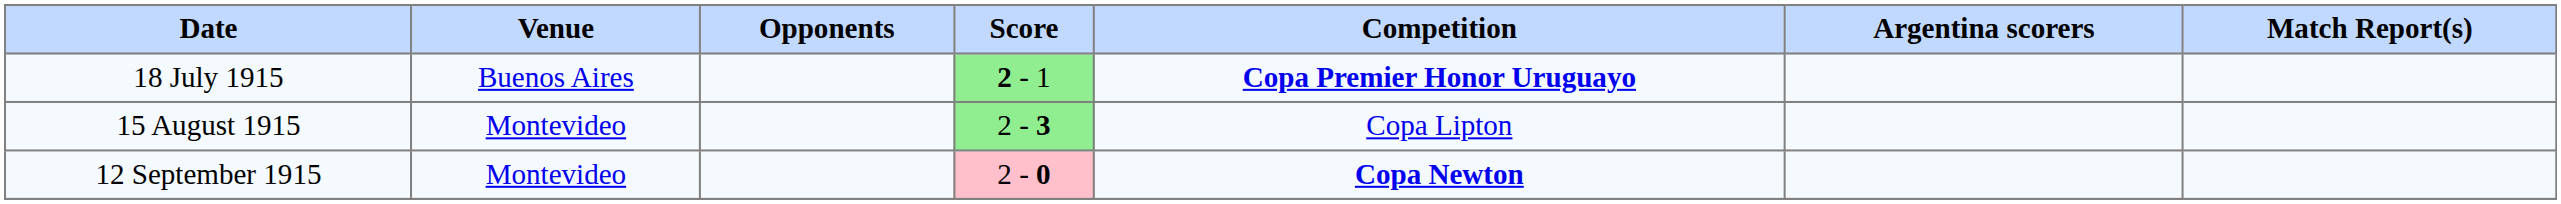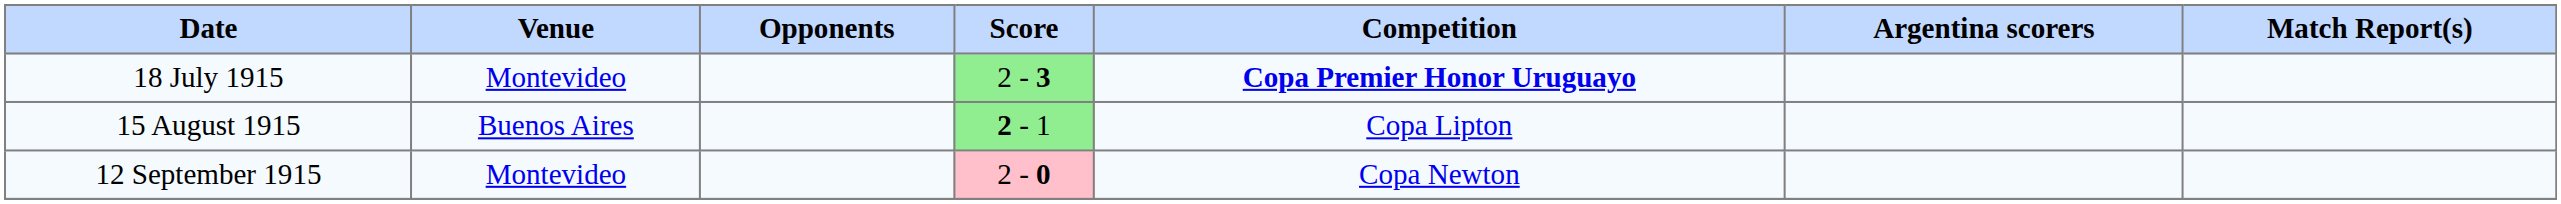(556, 77) Buenos Aires -> (556, 77) Montevideo
(1024, 77) 2 - 1 -> (1024, 77) 2 - 3
(556, 125) Montevideo -> (556, 125) Buenos Aires
(1024, 125) 2 - 3 -> (1024, 125) 2 - 1
(1439, 174) bold -> (1439, 174) normal
